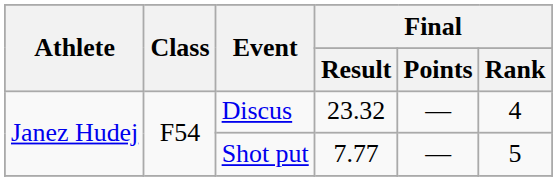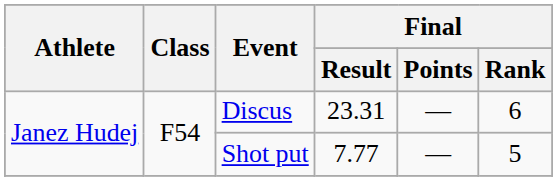(356, 111) 23.32 -> (356, 111) 23.31
(515, 111) 4 -> (515, 111) 6
